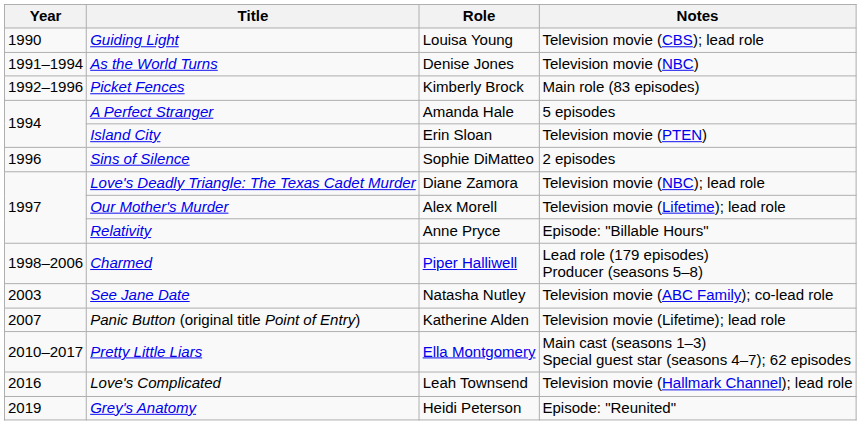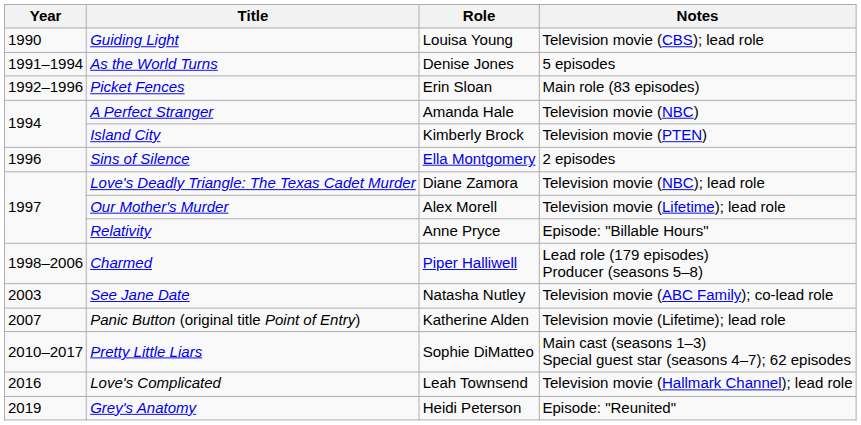(621, 64) Television movie (NBC) -> (579, 64) 5 episodes
(473, 87) Kimberly Brock -> (457, 87) Erin Sloan
(579, 111) 5 episodes -> (621, 111) Television movie (NBC)
(457, 135) Erin Sloan -> (473, 135) Kimberly Brock
(478, 159) Sophie DiMatteo -> (479, 159) Ella Montgomery
(479, 351) Ella Montgomery -> (478, 351) Sophie DiMatteo
